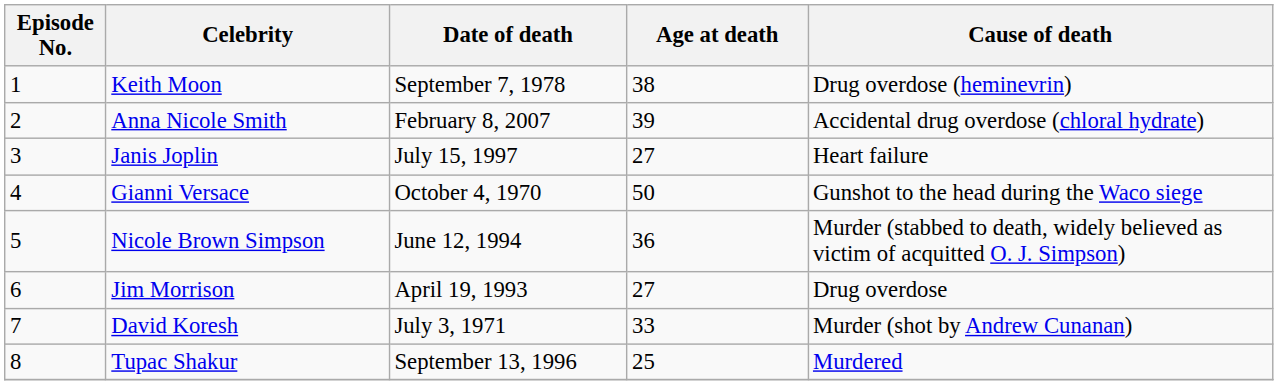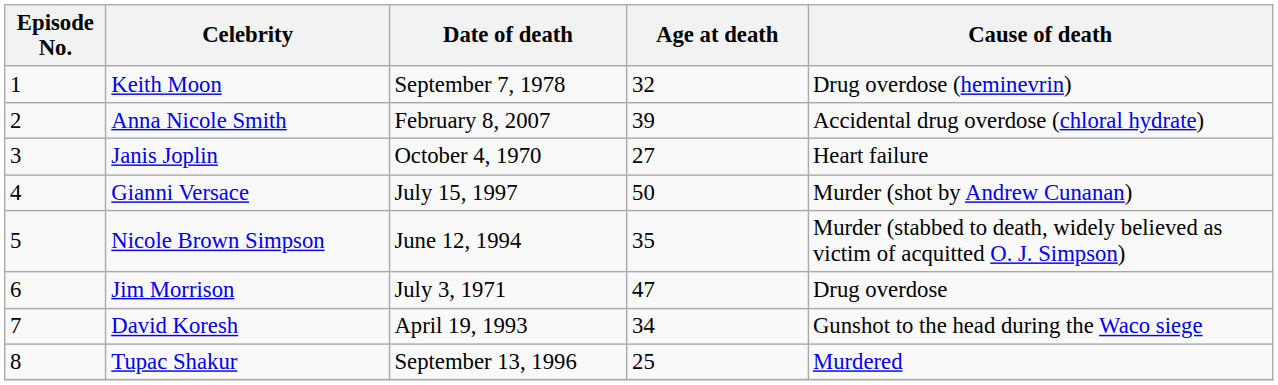(643, 84) 38 -> (643, 84) 32
(456, 156) July 15, 1997 -> (468, 156) October 4, 1970
(468, 192) October 4, 1970 -> (456, 192) July 15, 1997
(1008, 192) Gunshot to the head during the Waco siege -> (973, 192) Murder (shot by Andrew Cunanan)
(643, 241) 36 -> (643, 241) 35
(461, 289) April 19, 1993 -> (450, 289) July 3, 1971
(643, 289) 27 -> (643, 289) 47
(450, 325) July 3, 1971 -> (461, 325) April 19, 1993
(643, 325) 33 -> (643, 325) 34
(973, 325) Murder (shot by Andrew Cunanan) -> (1008, 325) Gunshot to the head during the Waco siege
